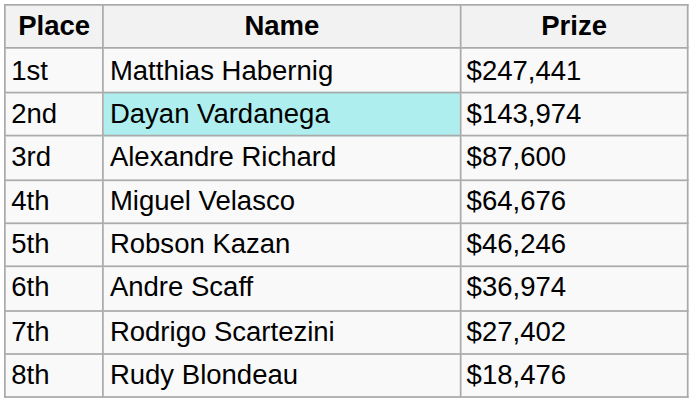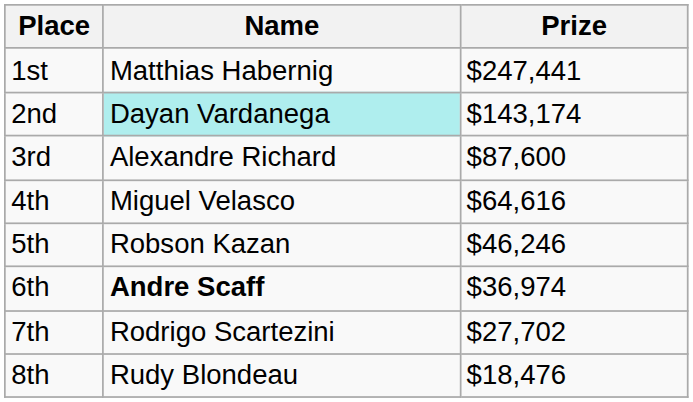(524, 113) $143,974 -> (524, 113) $143,174
(516, 200) $64,676 -> (516, 200) $64,616
(182, 288) normal -> (187, 288) bold
(516, 331) $27,402 -> (516, 331) $27,702
